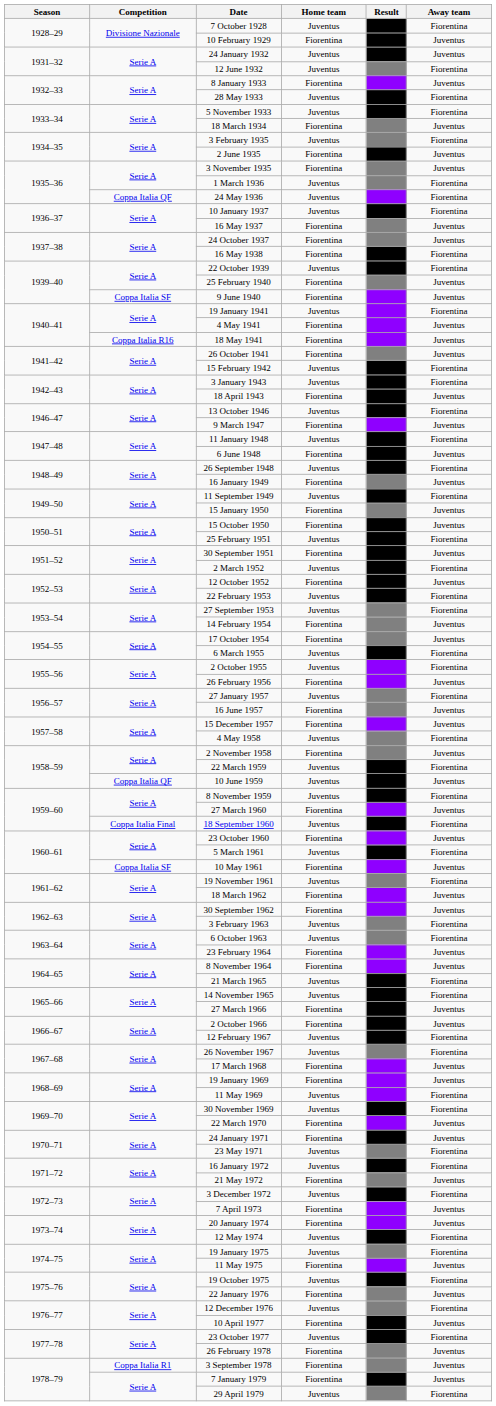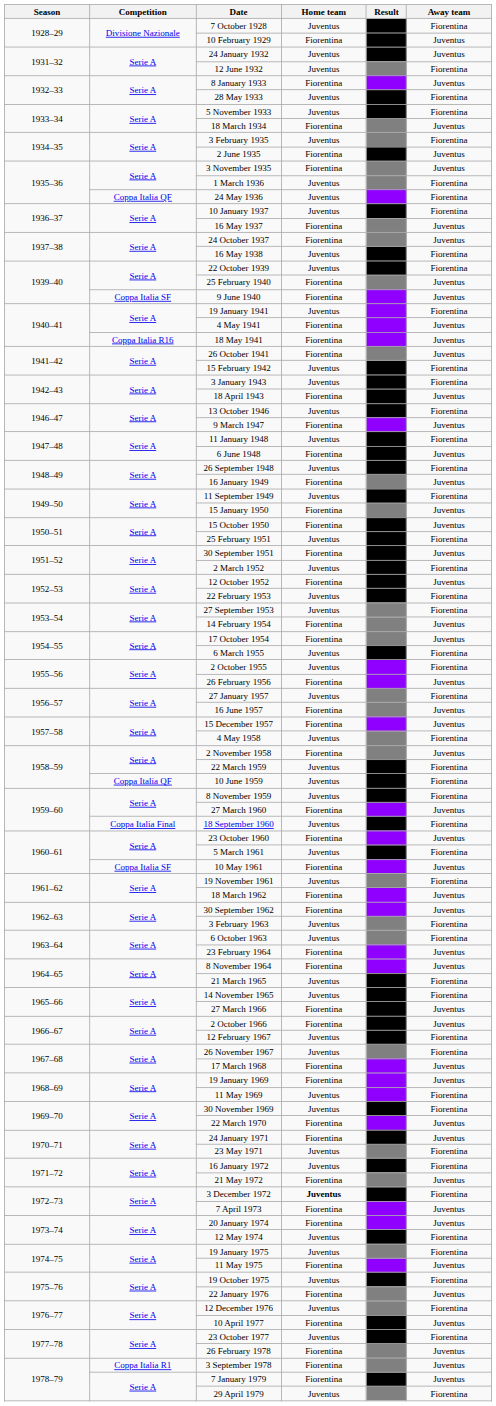(324, 254) Fiorentina -> (324, 254) Juventus
(449, 781) Juventus -> (449, 781) Fiorentina
(324, 1194) normal -> (324, 1194) bold
